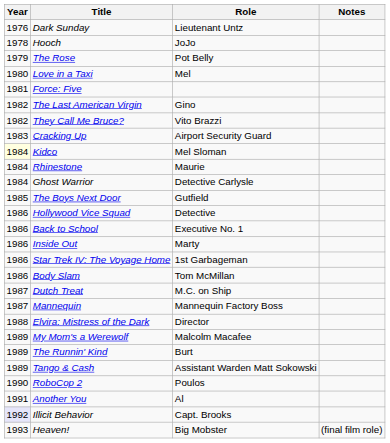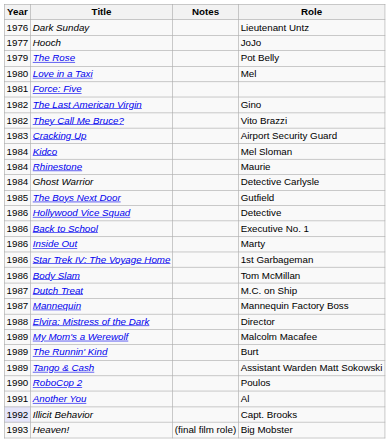columns swapped: (246, 12) <-> (352, 12)
(17, 43) 1978 -> (17, 43) 1977
(17, 151) lightyellow background -> (17, 151) no background
